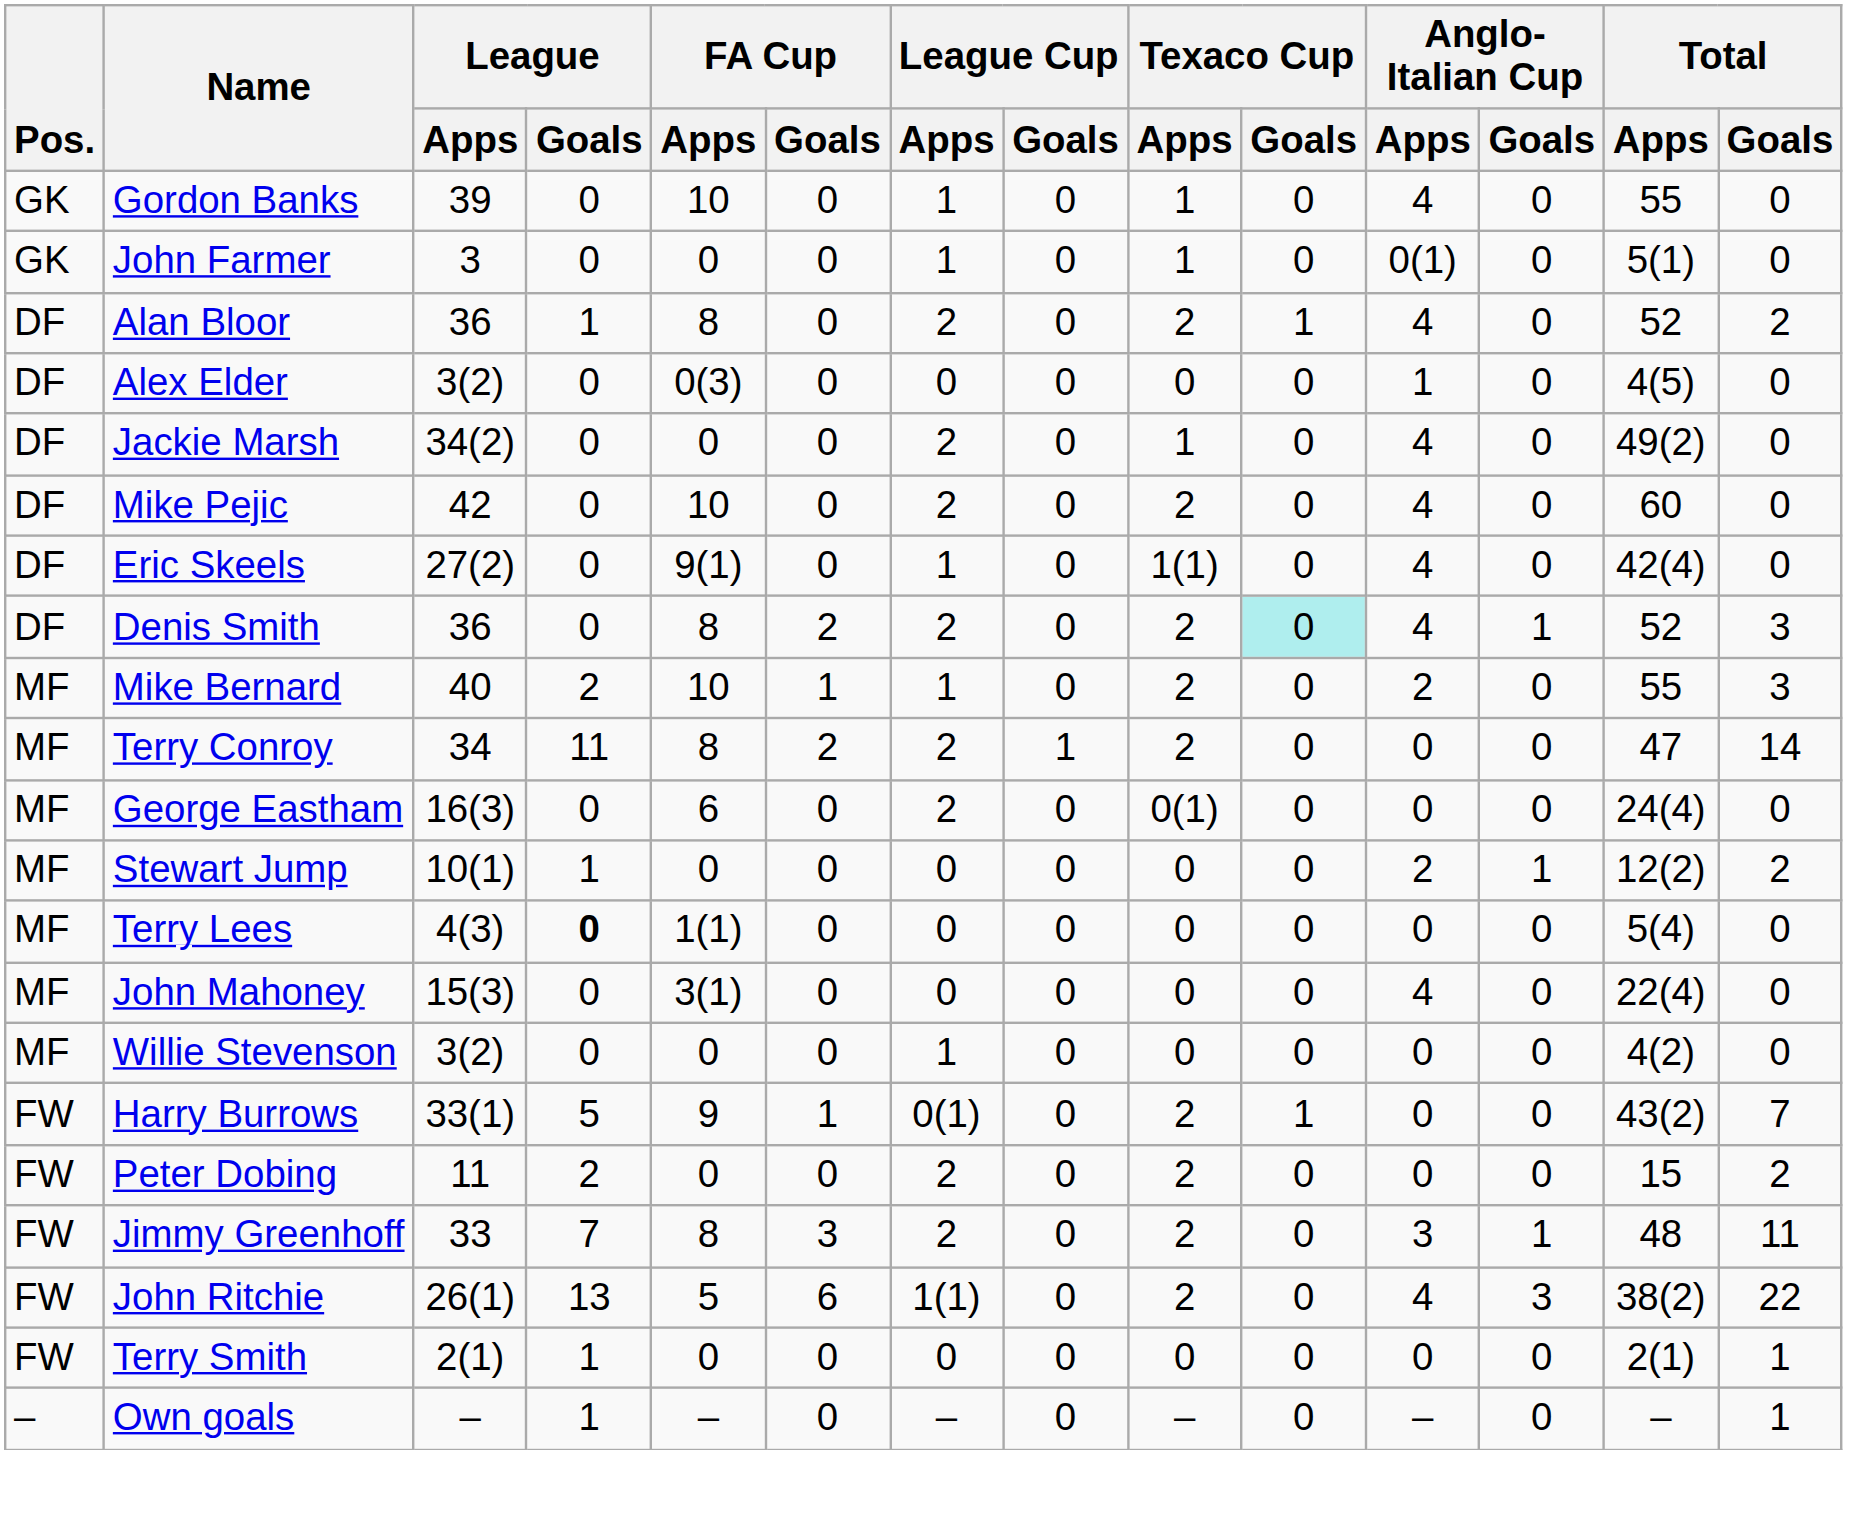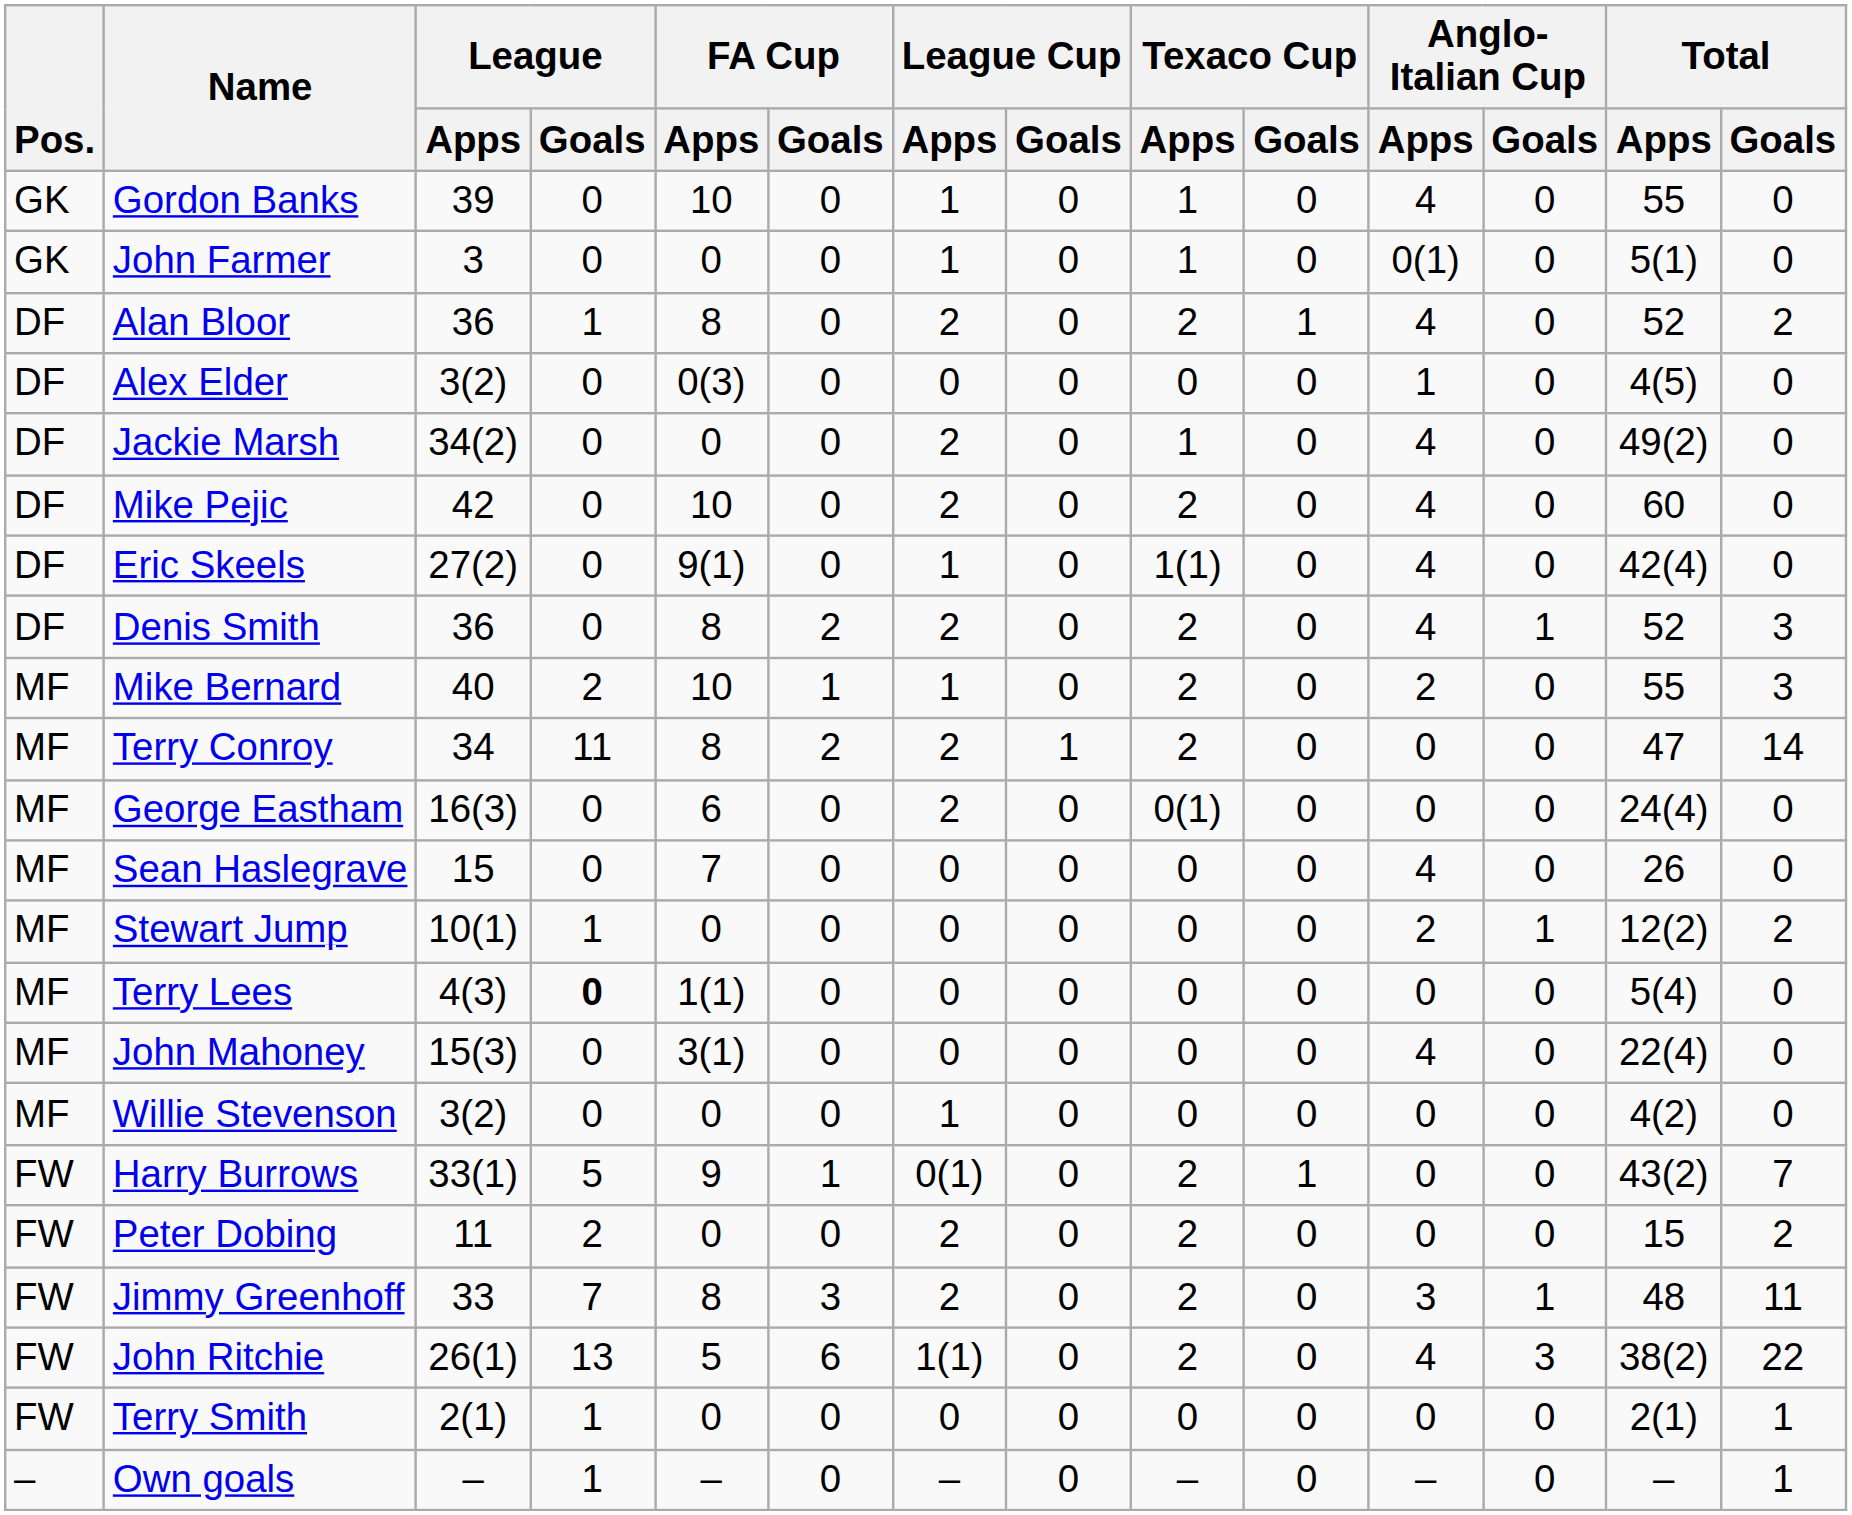(1304, 626) paleturquoise background -> (1307, 626) no background
+ row: (260, 869)
